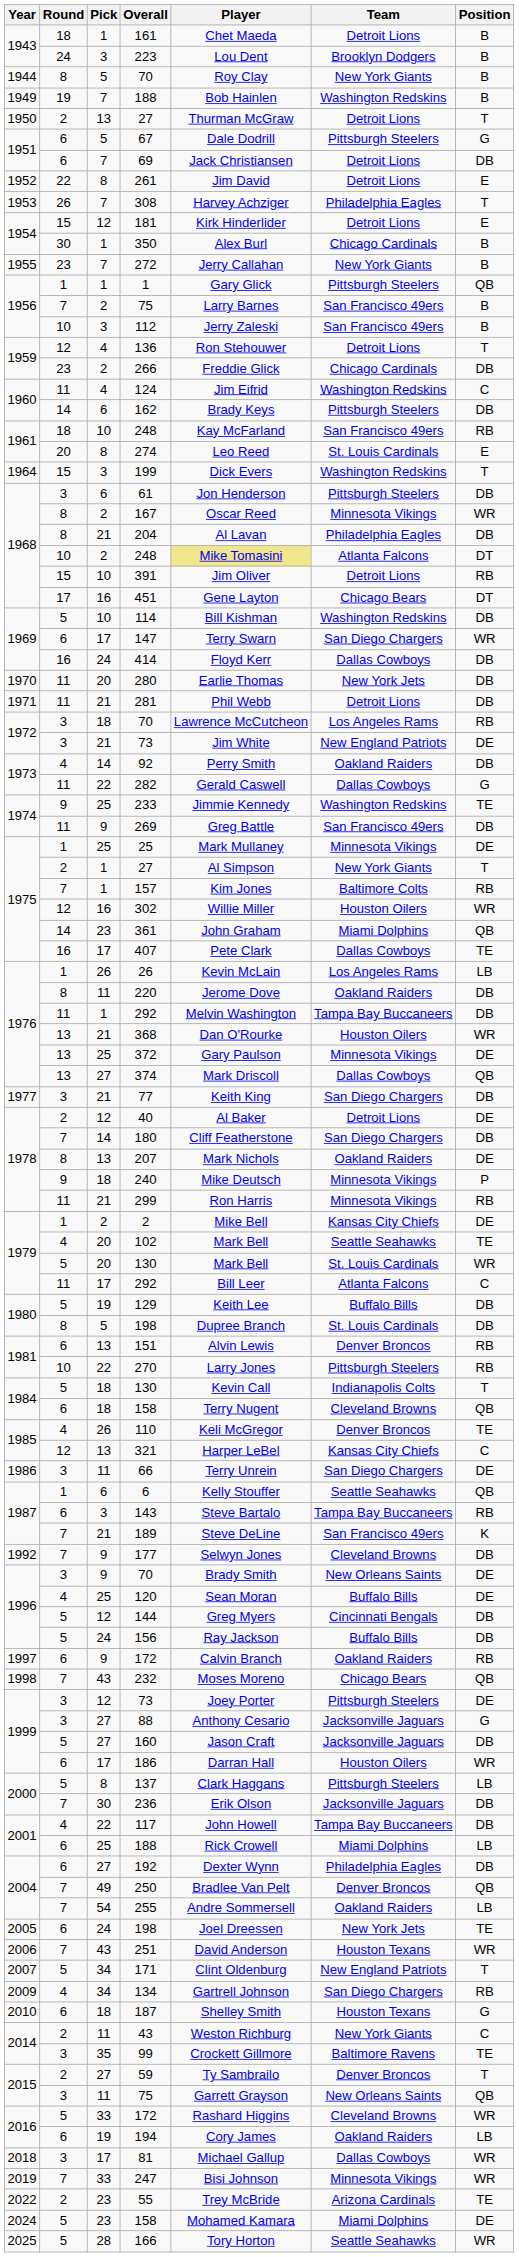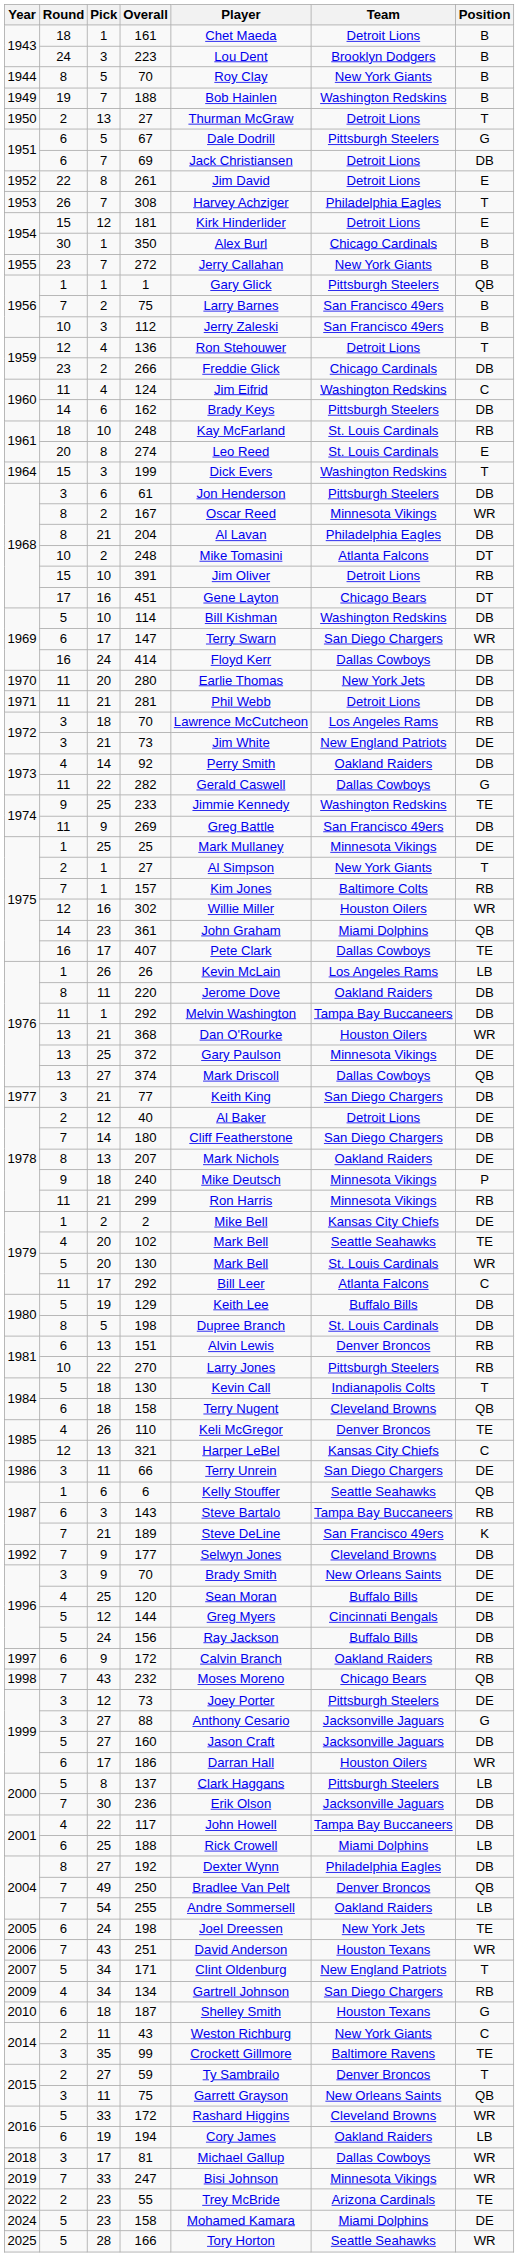(383, 431) San Francisco 49ers -> (383, 431) St. Louis Cardinals
(241, 555) khaki background -> (241, 555) no background
(63, 1866) 6 -> (63, 1866) 8
